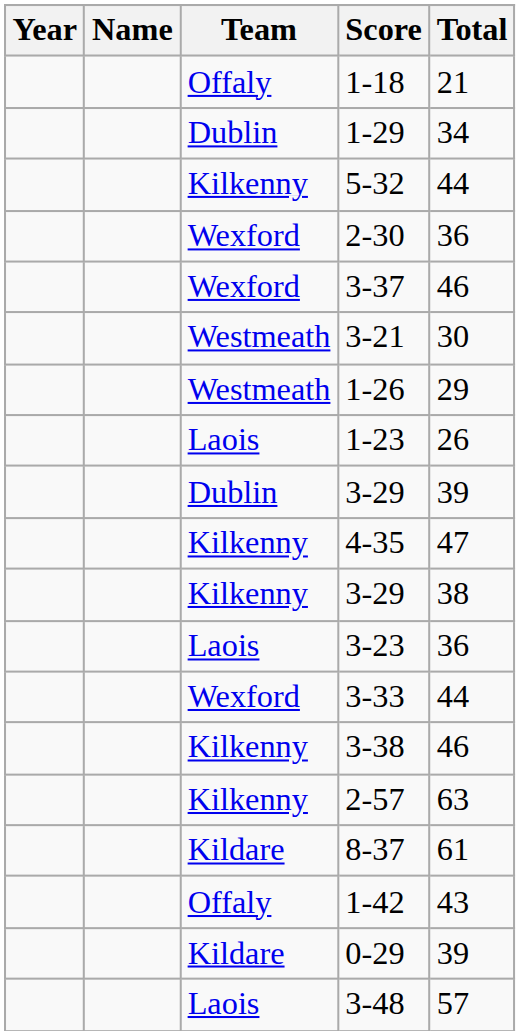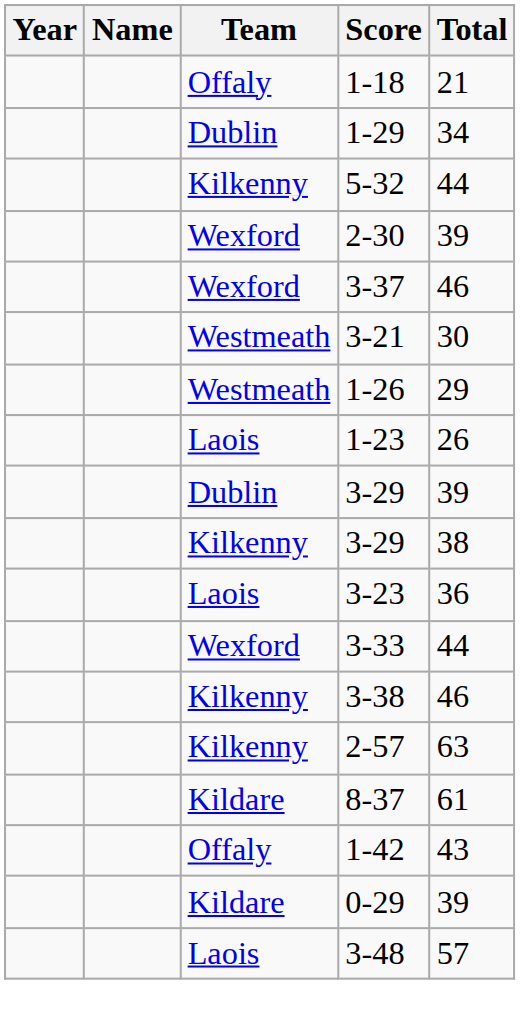(453, 235) 36 -> (453, 235) 39
- row: (248, 542)
